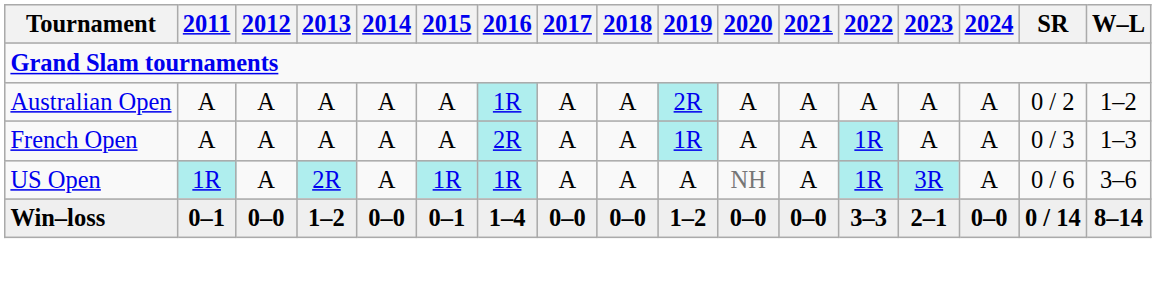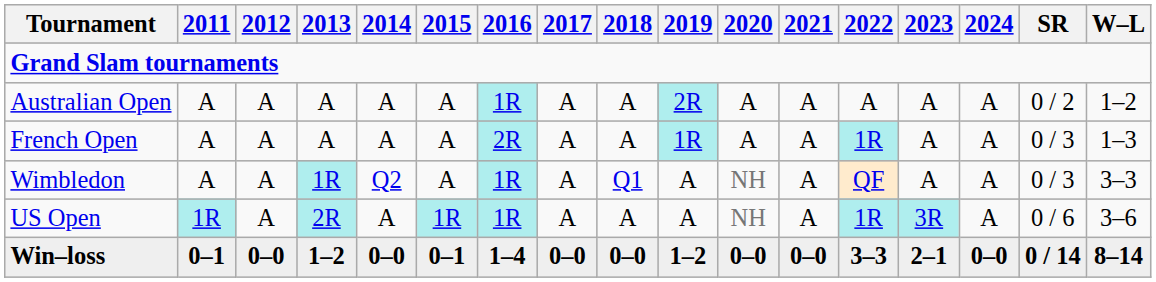+ row: (68, 179)
